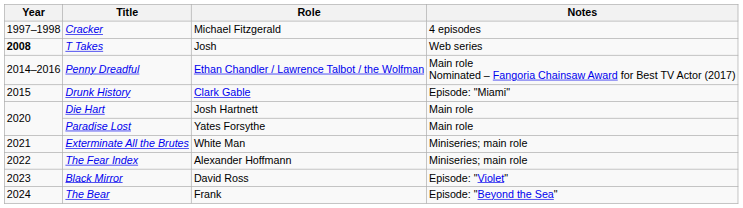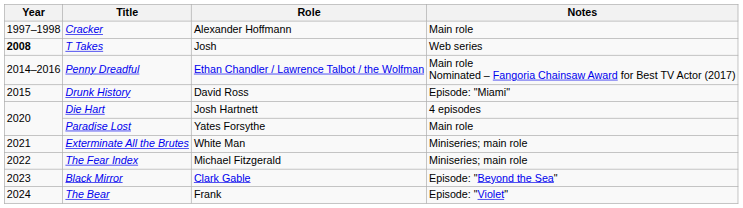(237, 30) Michael Fitzgerald -> (243, 30) Alexander Hoffmann
(455, 30) 4 episodes -> (451, 30) Main role
(222, 93) Clark Gable -> (221, 93) David Ross
(451, 110) Main role -> (455, 110) 4 episodes
(243, 161) Alexander Hoffmann -> (237, 161) Michael Fitzgerald
(221, 178) David Ross -> (222, 178) Clark Gable
(469, 178) Episode: "Violet" -> (493, 178) Episode: "Beyond the Sea"
(493, 195) Episode: "Beyond the Sea" -> (469, 195) Episode: "Violet"
